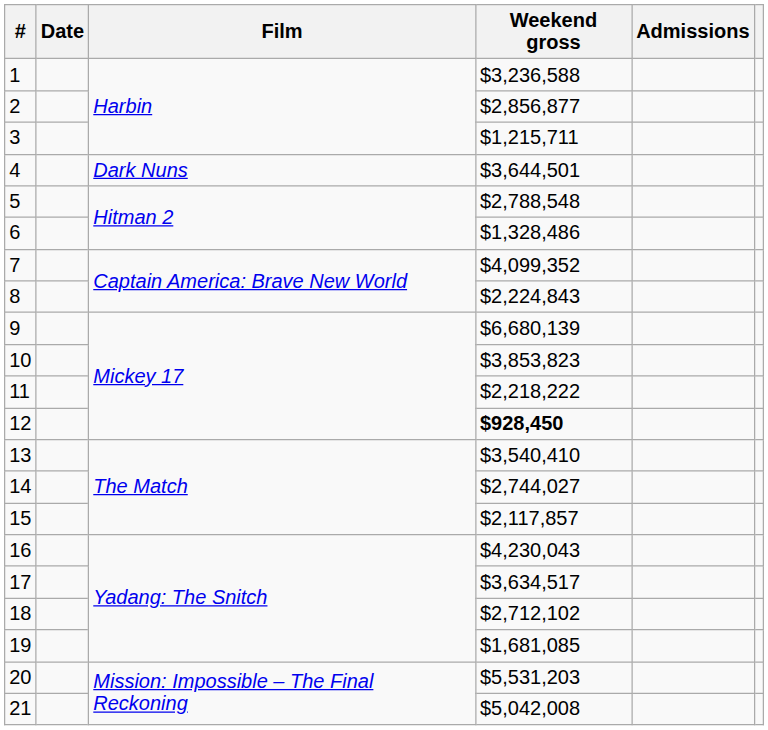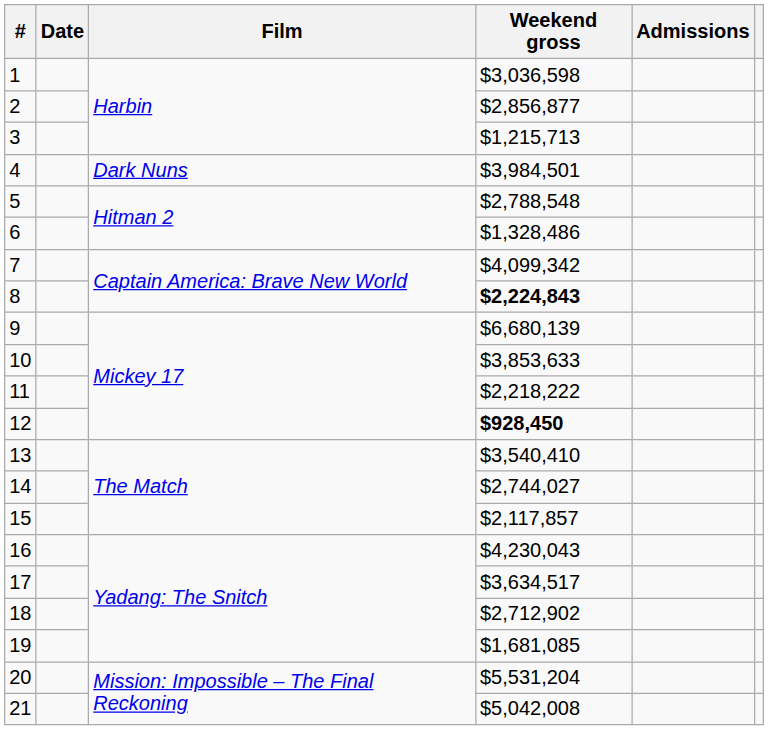(530, 74) $3,236,588 -> (530, 74) $3,036,598
(529, 138) $1,215,711 -> (530, 138) $1,215,713
(530, 169) $3,644,501 -> (530, 169) $3,984,501
(530, 264) $4,099,352 -> (530, 264) $4,099,342
(530, 296) normal -> (530, 296) bold
(530, 360) $3,853,823 -> (530, 360) $3,853,633
(530, 613) $2,712,102 -> (530, 613) $2,712,902
(530, 677) $5,531,203 -> (530, 677) $5,531,204
